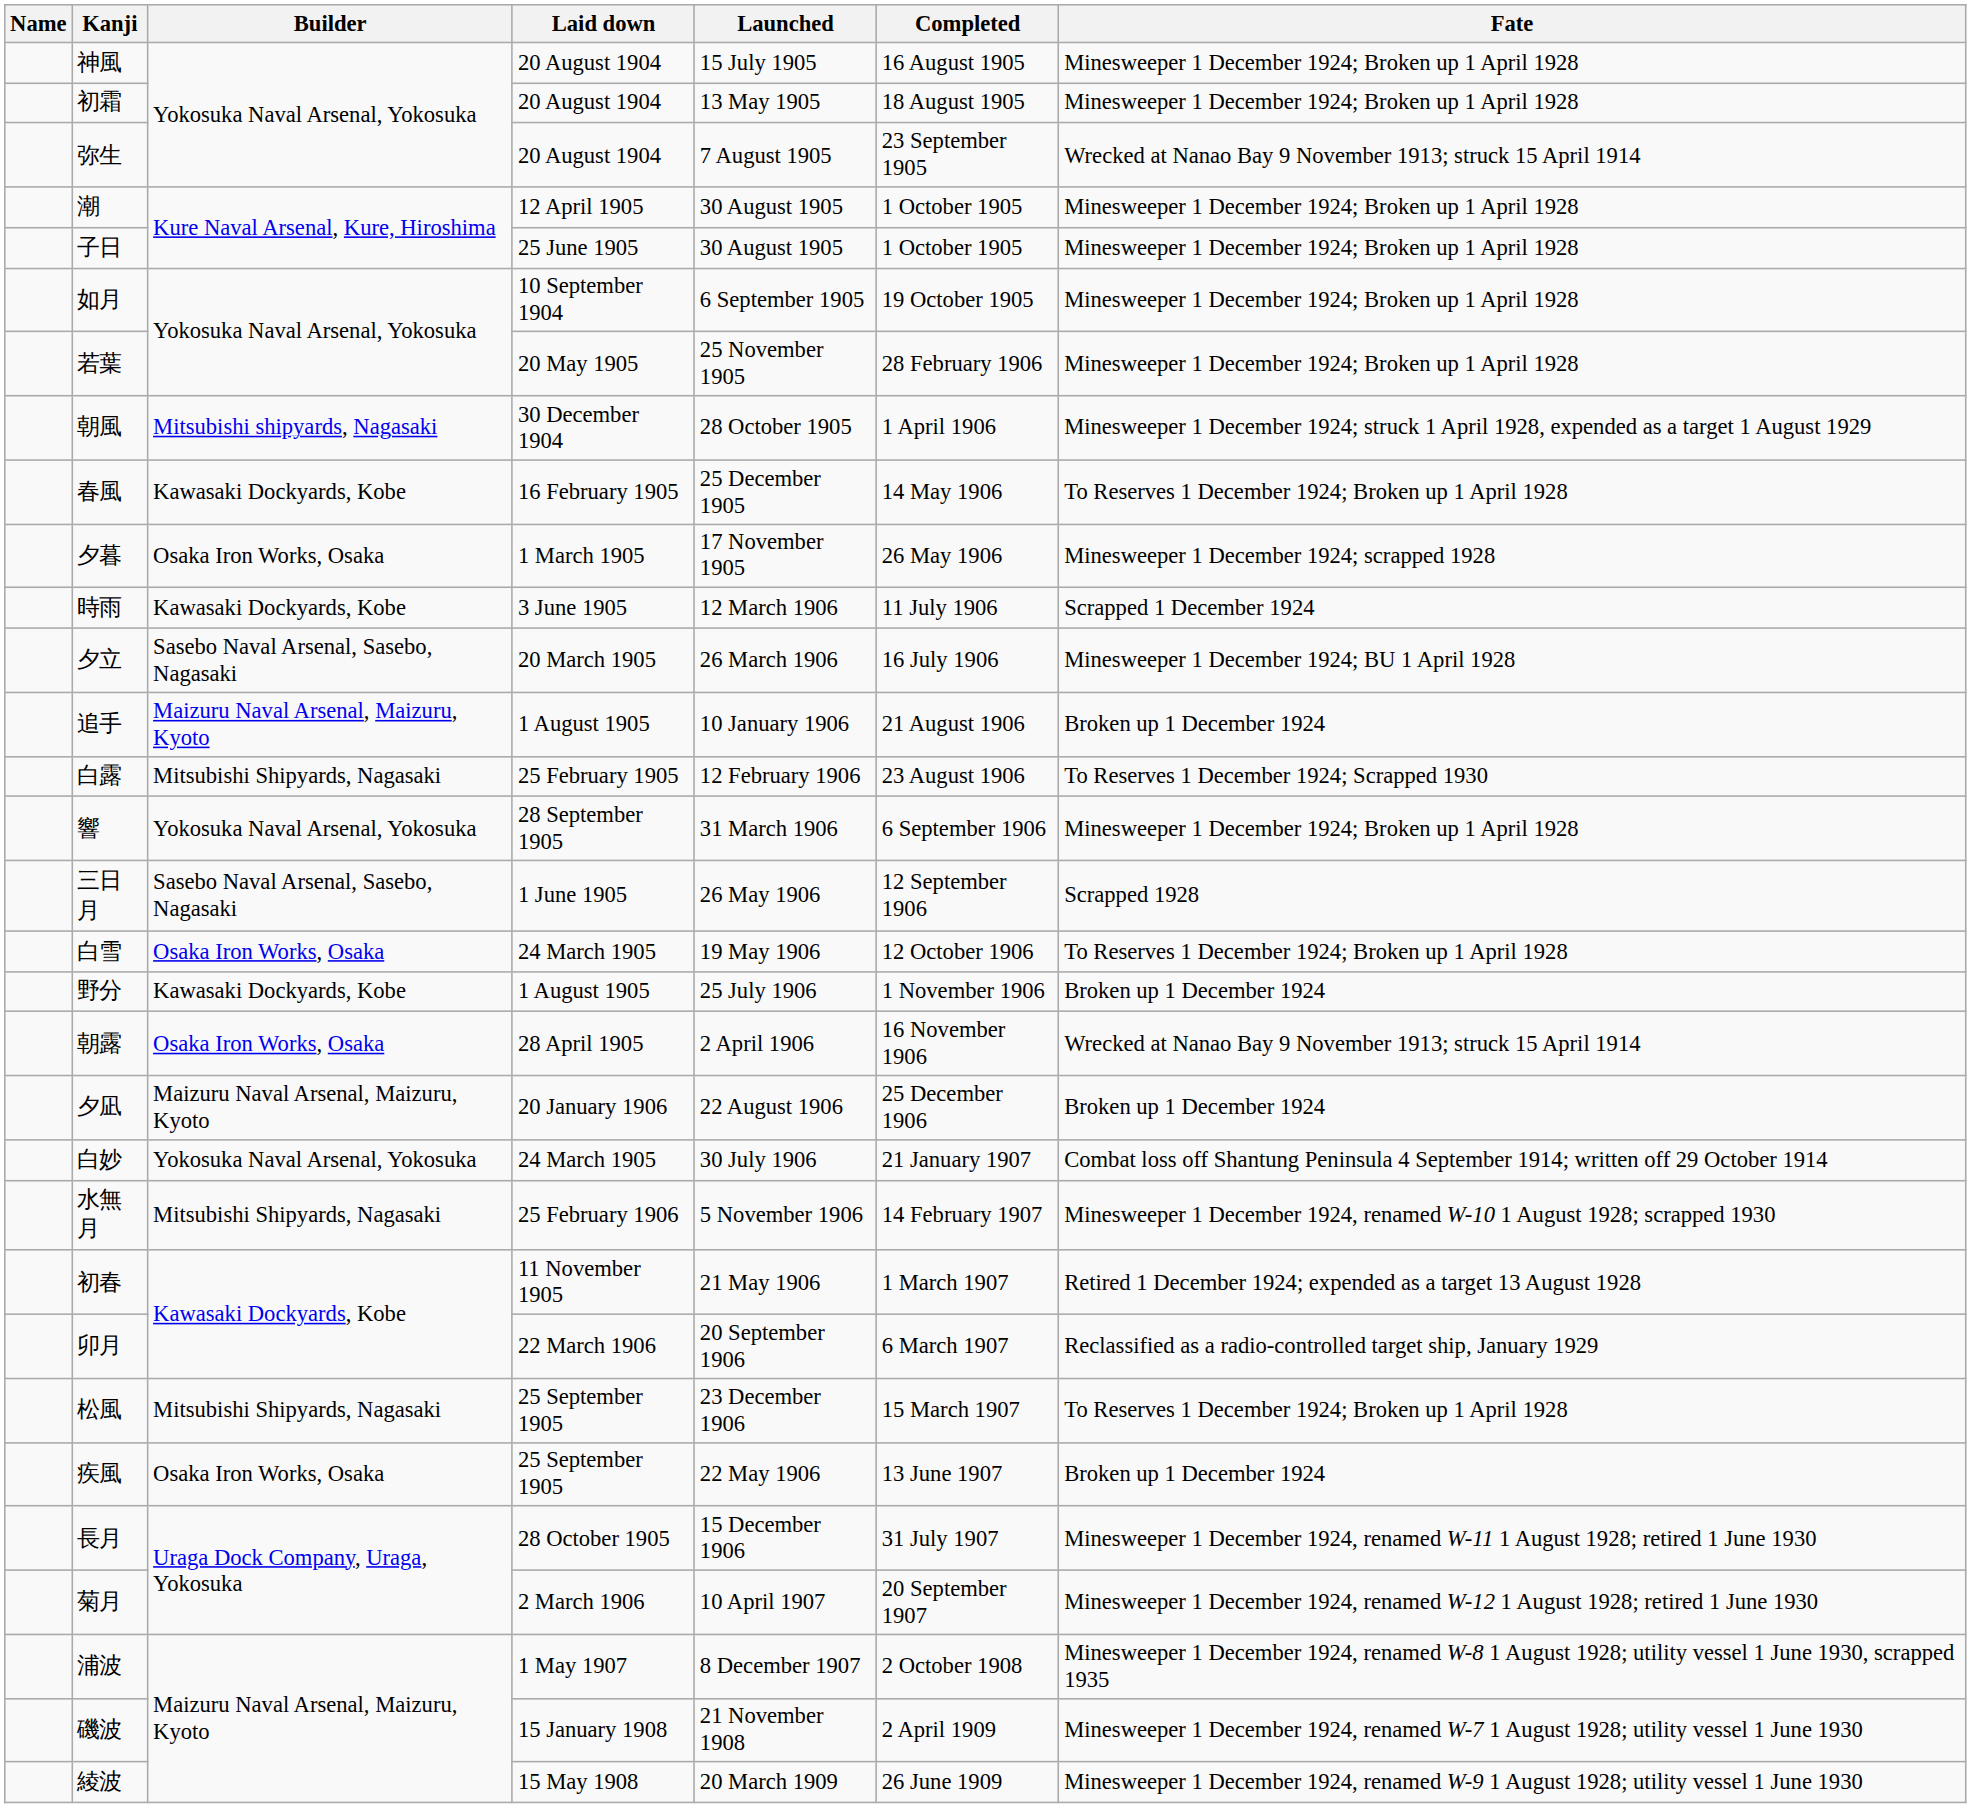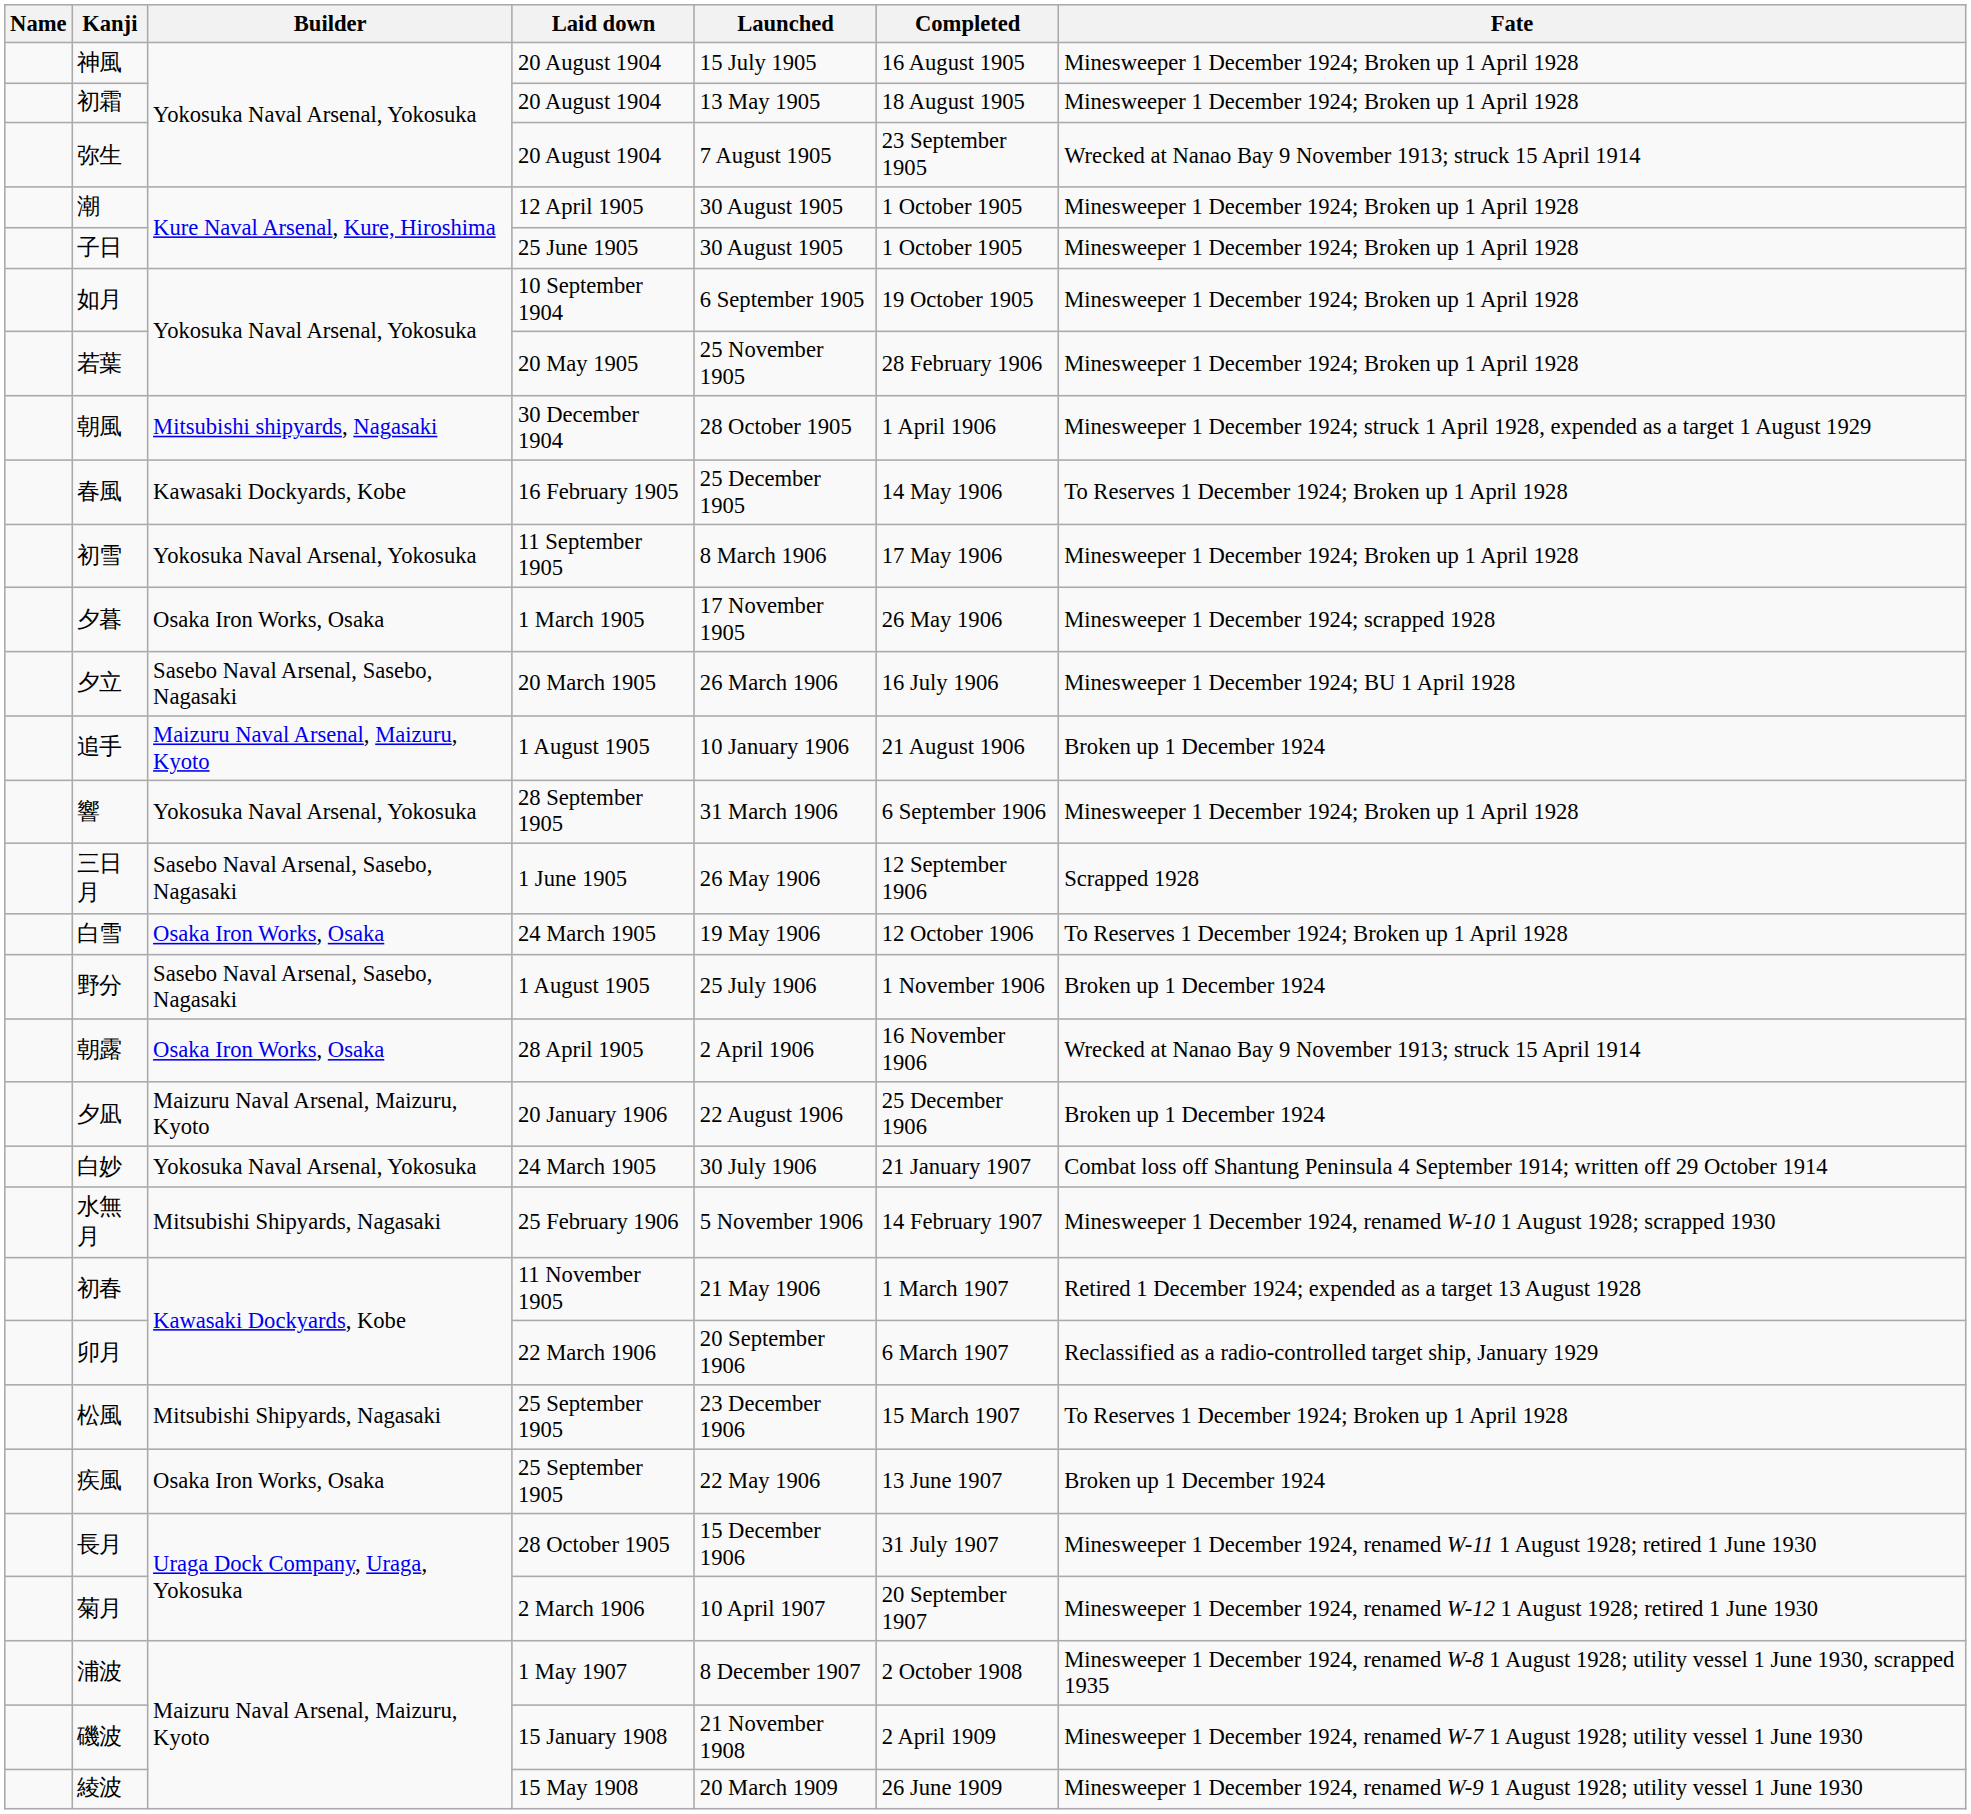+ row: (99, 555)
- row: (99, 607)
- row: (99, 776)
(279, 991) Kawasaki Dockyards, Kobe -> (293, 986) Sasebo Naval Arsenal, Sasebo, Nagasaki
